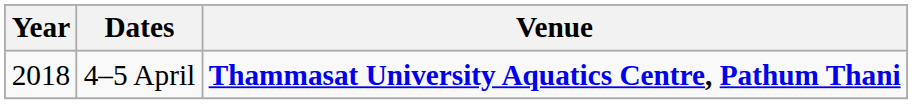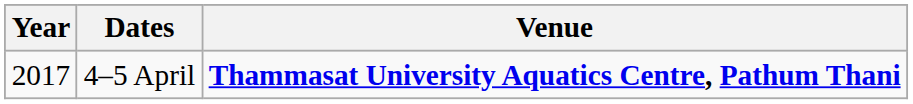(41, 74) 2018 -> (41, 74) 2017
